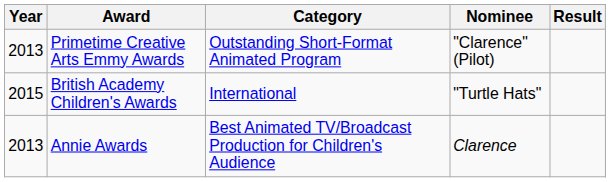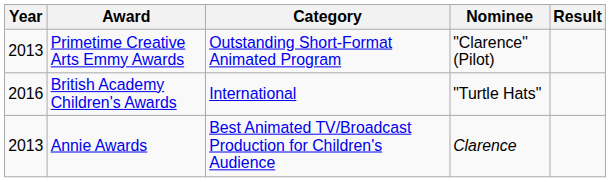(26, 94) 2015 -> (26, 94) 2016
